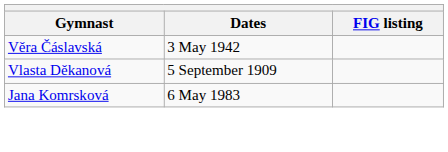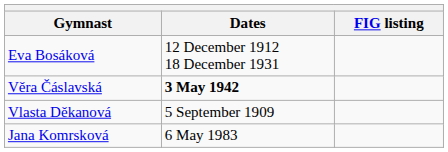+ row: (51, 55)
(204, 47) normal -> (202, 87) bold
